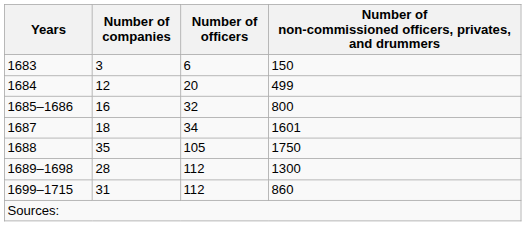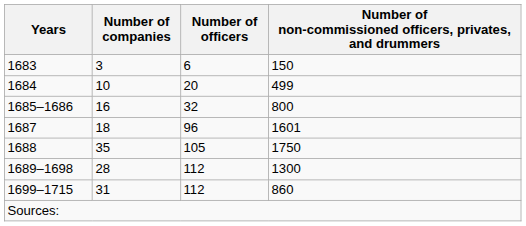(103, 86) 12 -> (103, 86) 10
(191, 127) 34 -> (191, 127) 96
